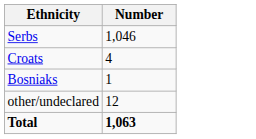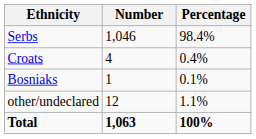+ column: (213, 15)
